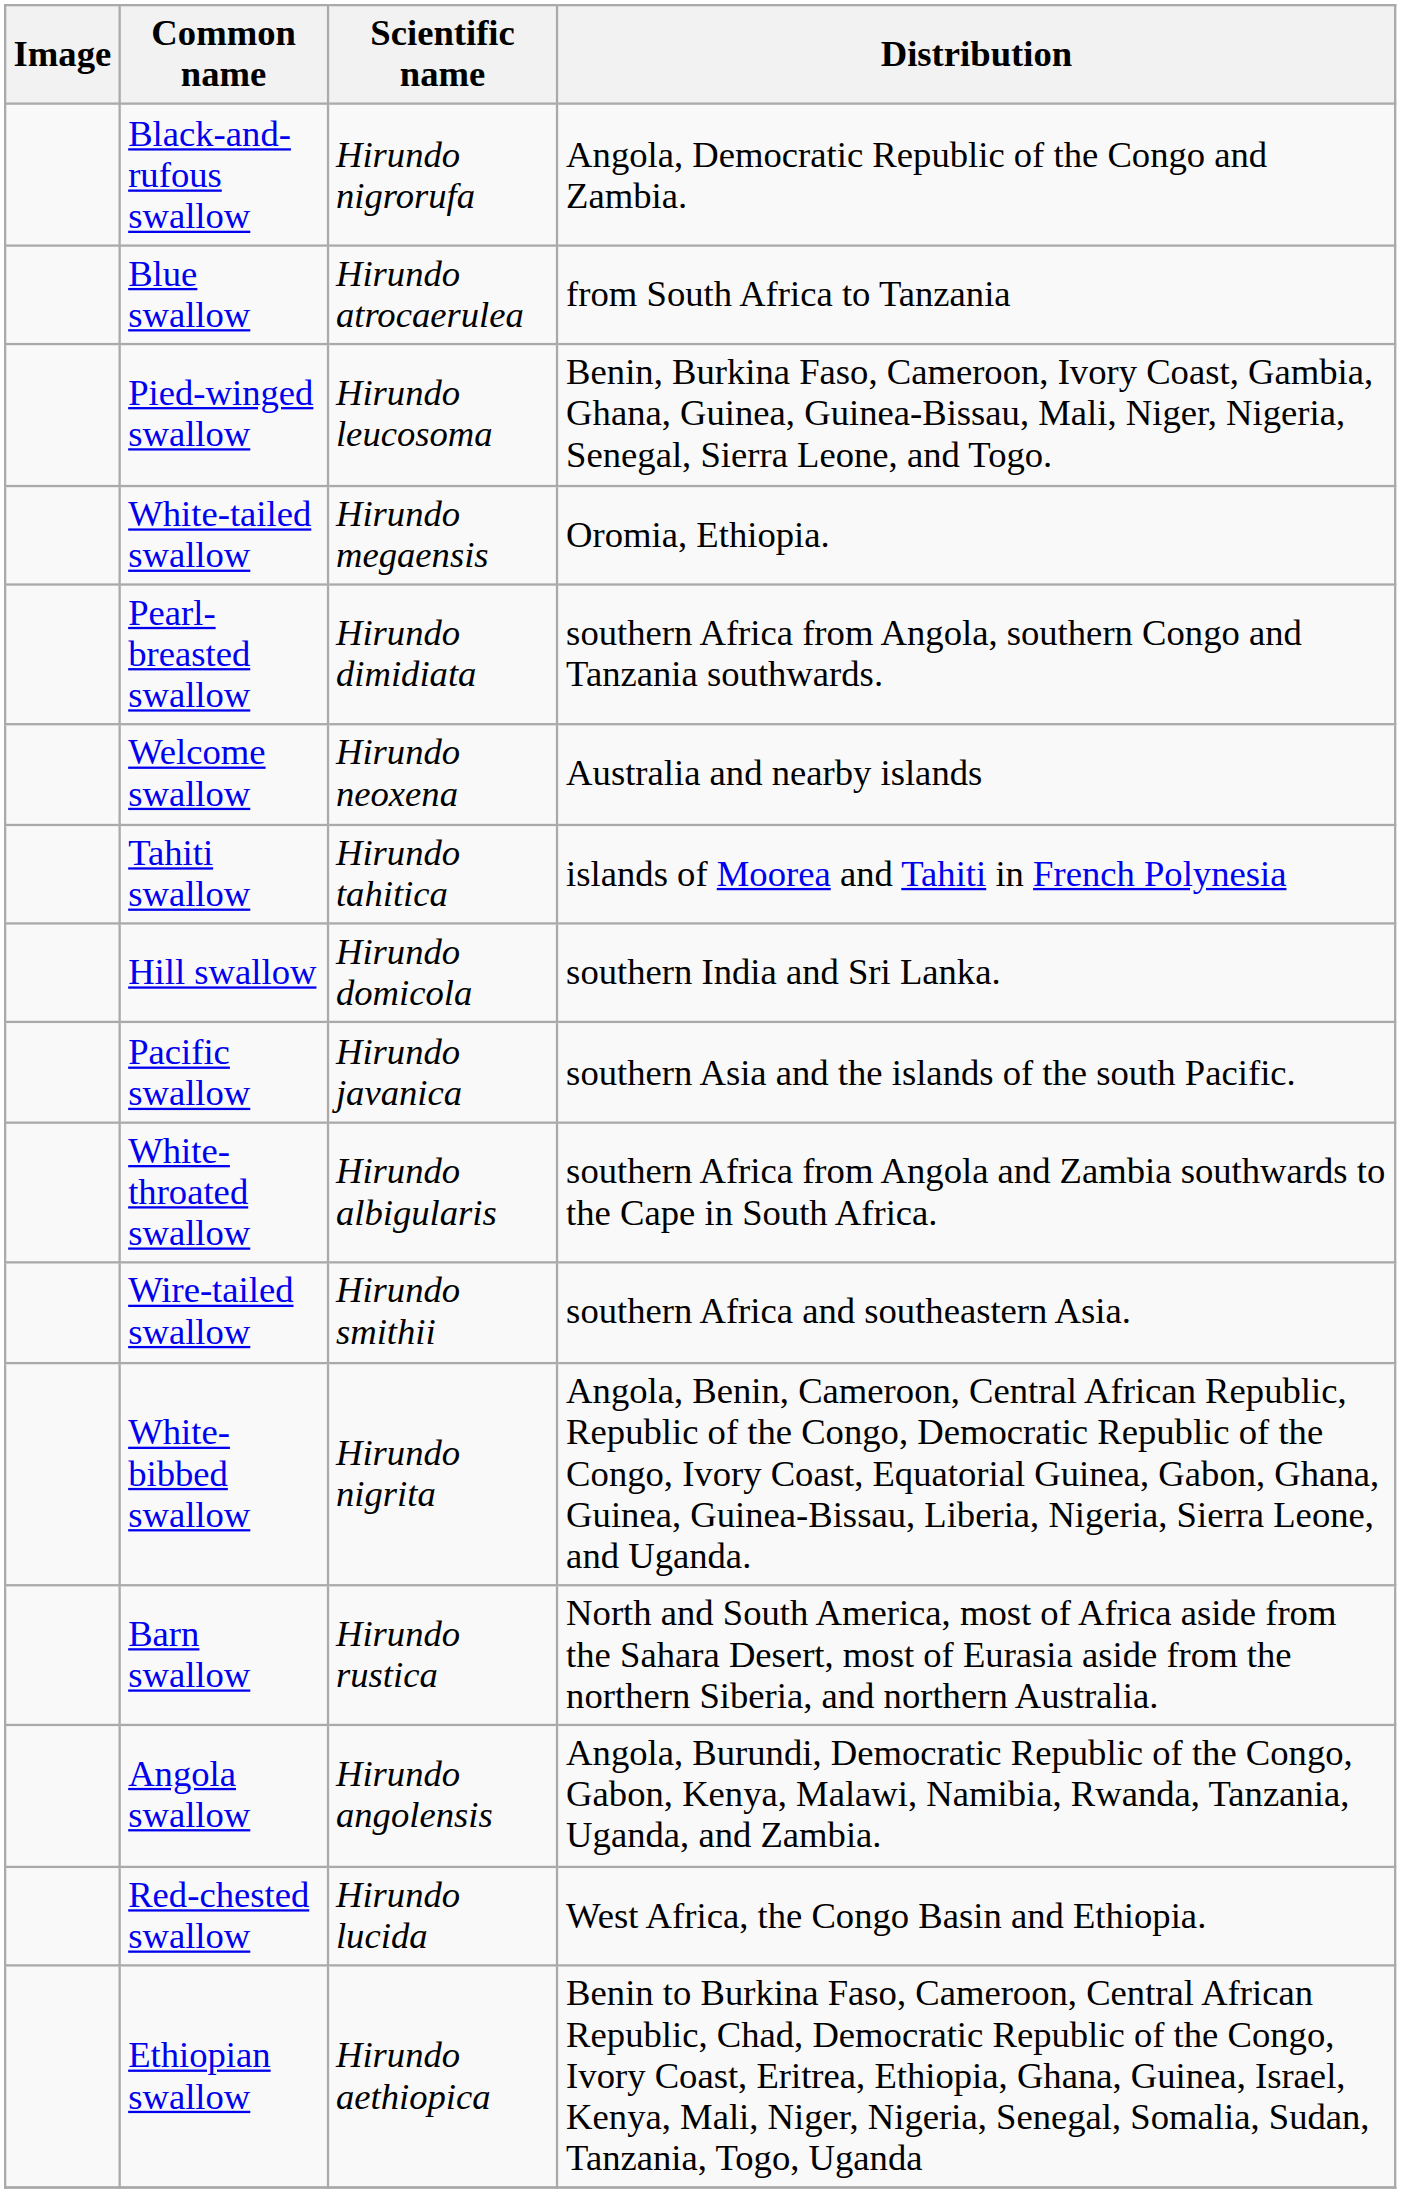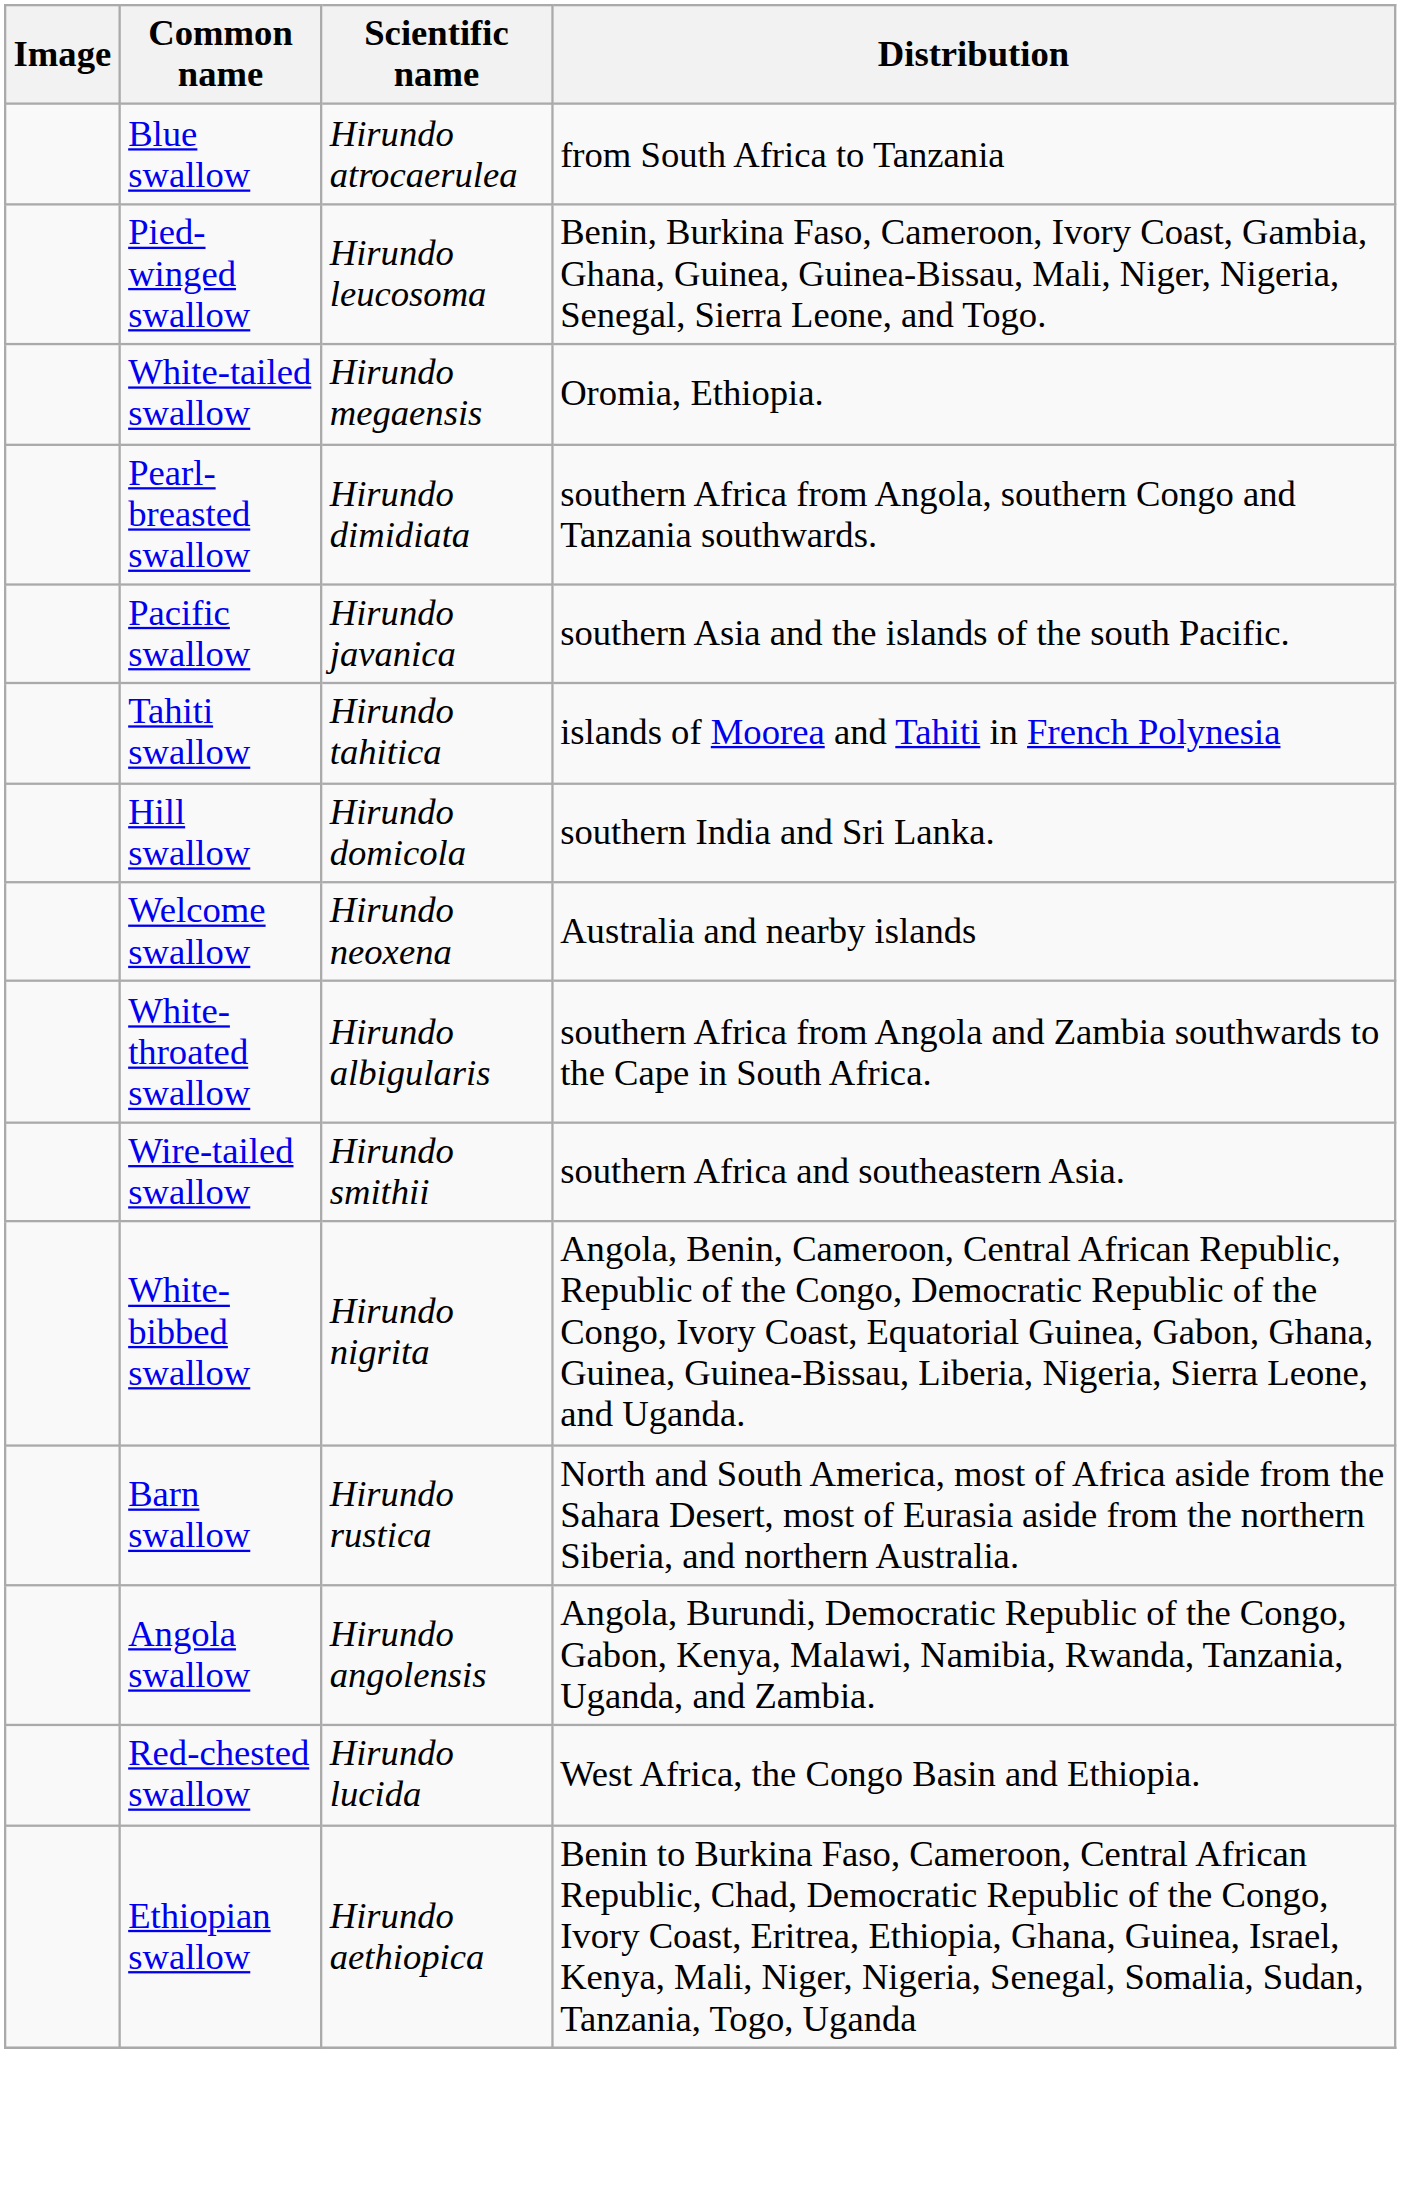- row: (210, 174)
rows swapped: (189, 1071) <-> (197, 773)
